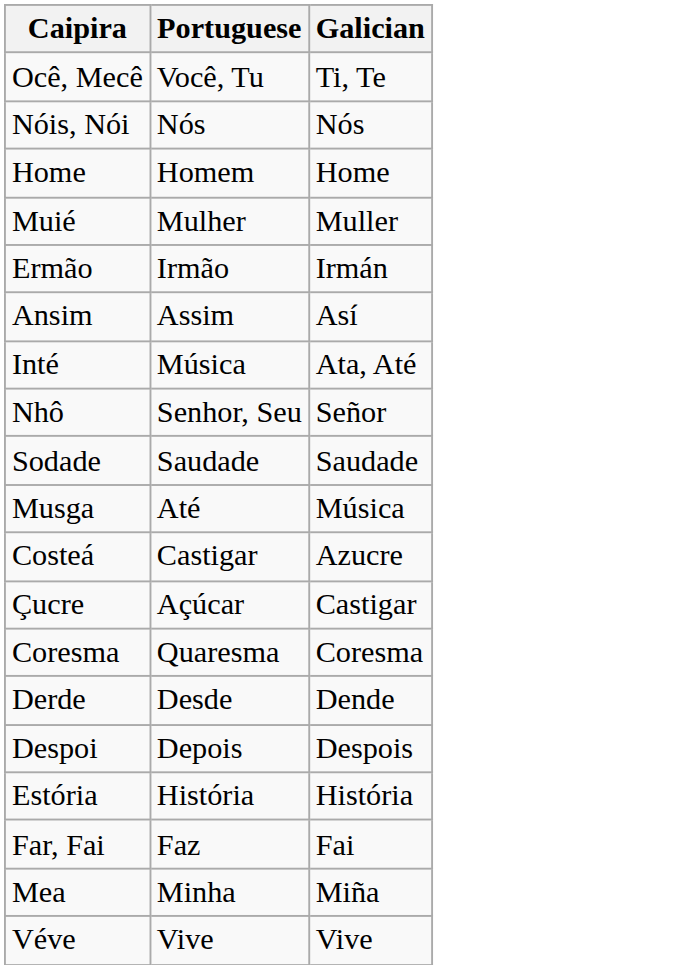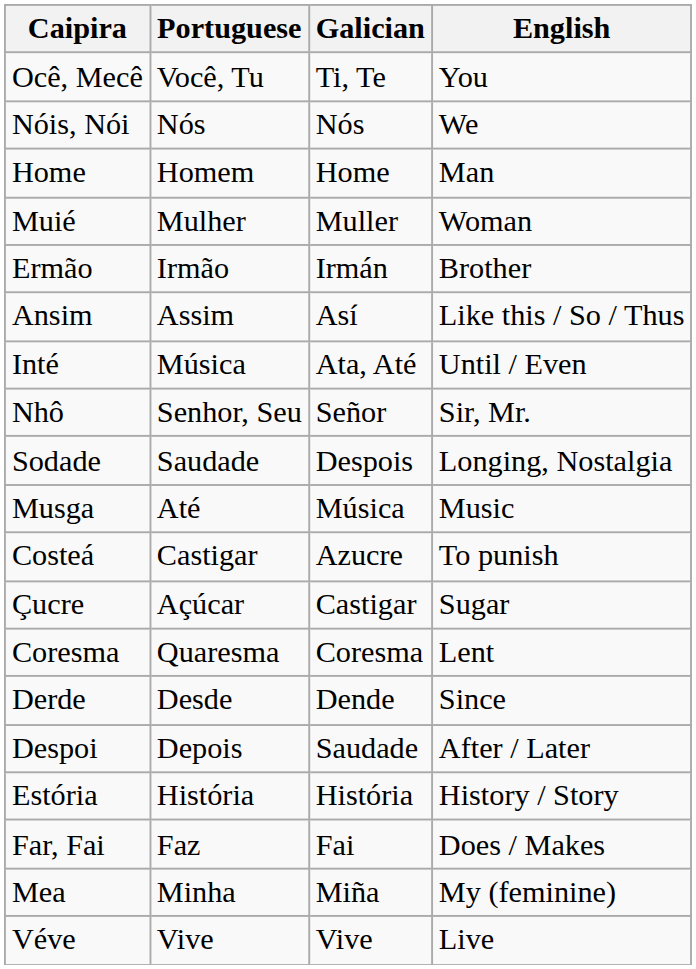+ column: (562, 28)
(367, 460) Saudade -> (364, 460) Despois
(364, 747) Despois -> (367, 747) Saudade
